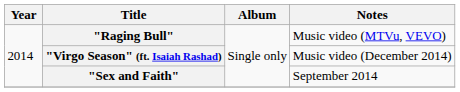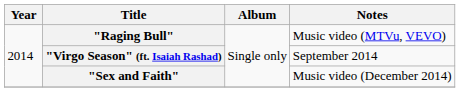(372, 55) Music video (December 2014) -> (335, 55) September 2014
(335, 76) September 2014 -> (372, 76) Music video (December 2014)
